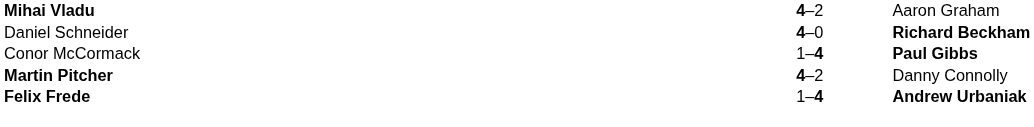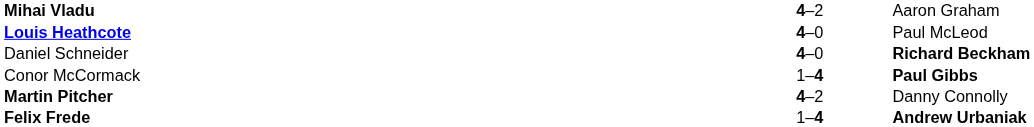+ row: (68, 32)
